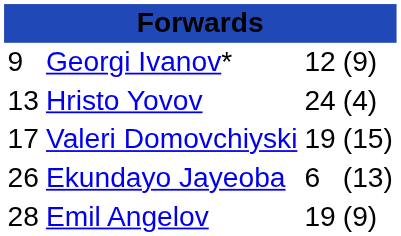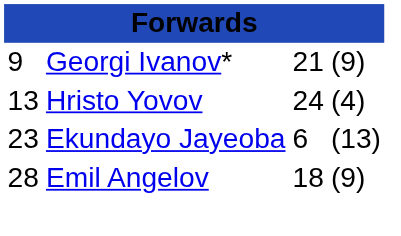(320, 61) 12 -> (308, 61) 21
- row: (172, 139)
(23, 177) 26 -> (23, 139) 23
(320, 216) 19 -> (308, 177) 18
